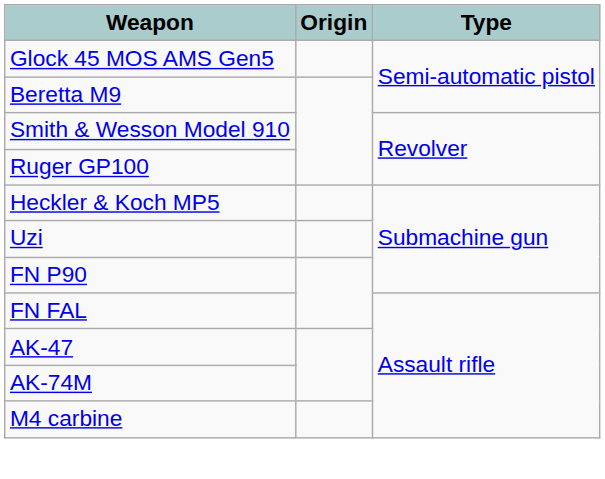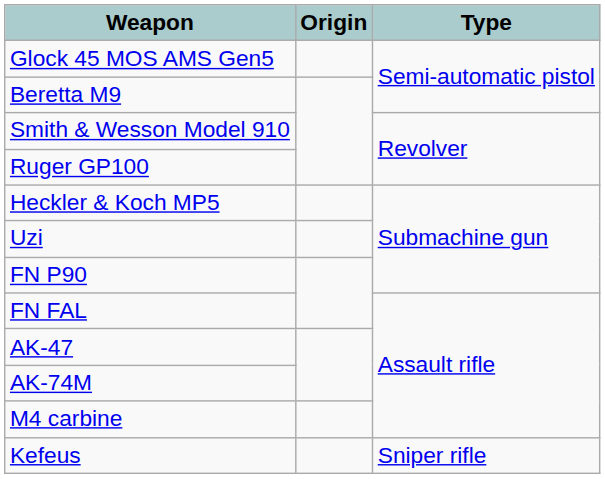+ row: (45, 454)
